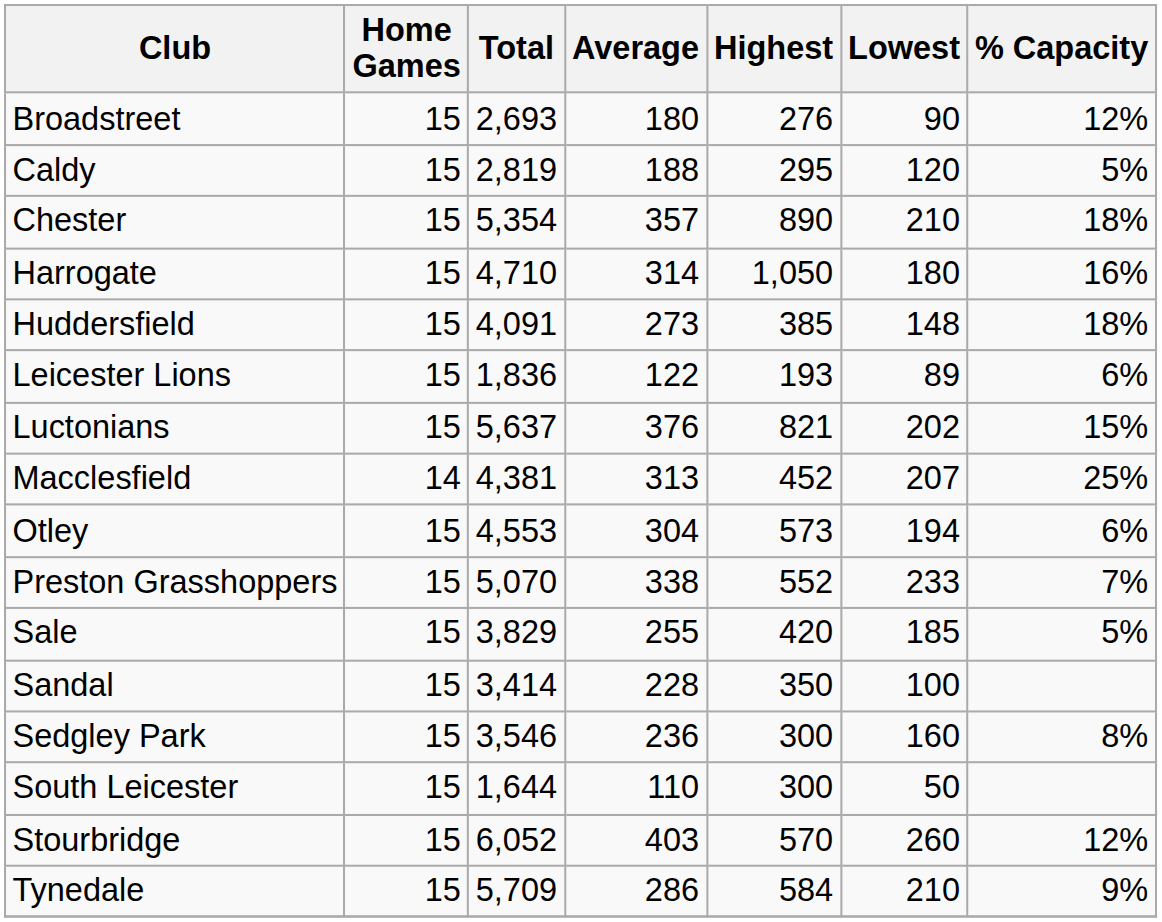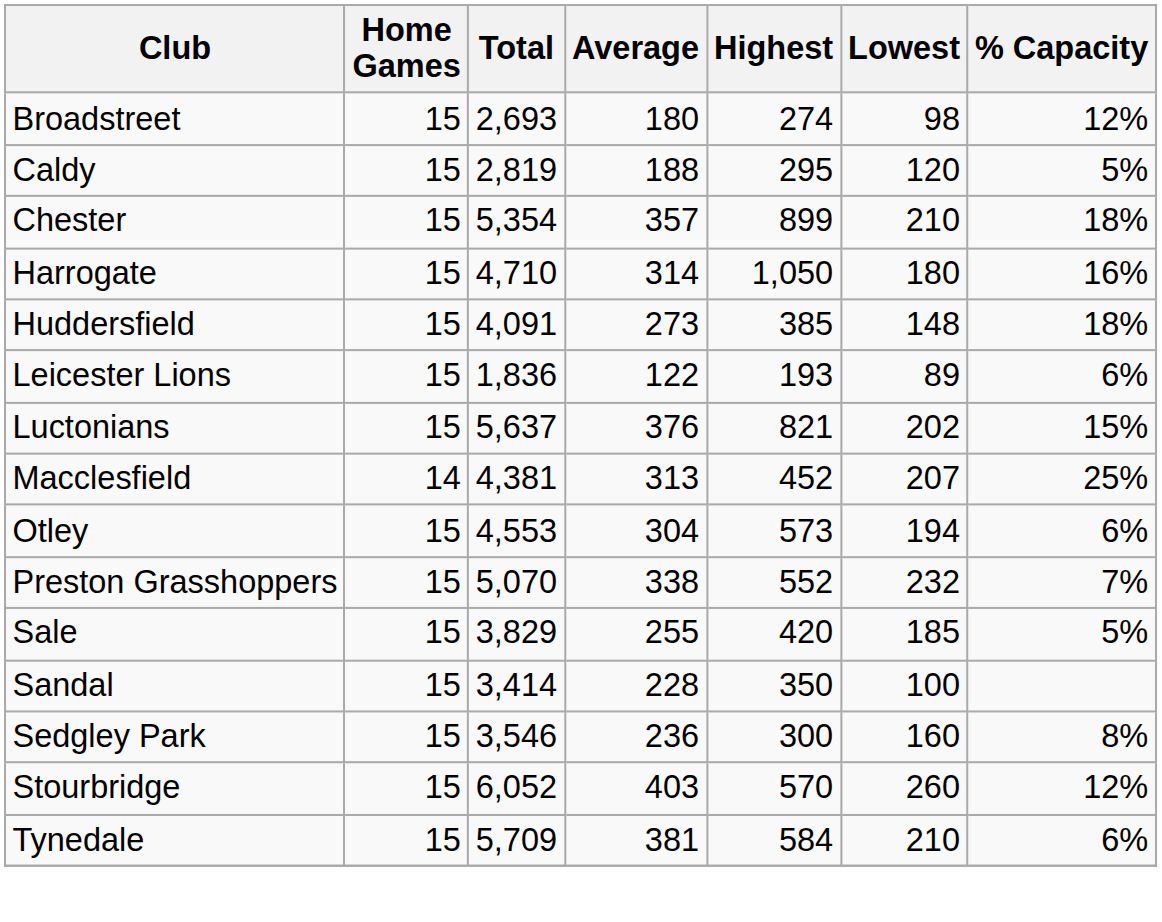(806, 118) 276 -> (806, 118) 274
(942, 118) 90 -> (942, 118) 98
(806, 221) 890 -> (806, 221) 899
(933, 581) 233 -> (933, 581) 232
- row: (125, 787)
(672, 890) 286 -> (672, 839) 381
(1125, 890) 9% -> (1125, 839) 6%
